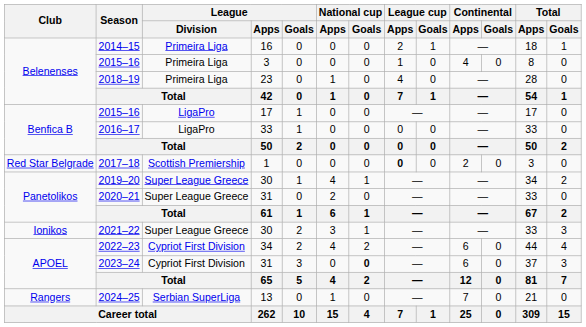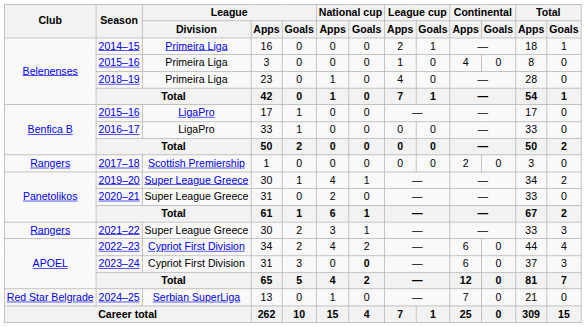(50, 163) Red Star Belgrade -> (50, 163) Rangers
(400, 163) bold -> (400, 163) normal
(50, 230) Ionikos -> (50, 230) Rangers
(50, 297) Rangers -> (50, 297) Red Star Belgrade
